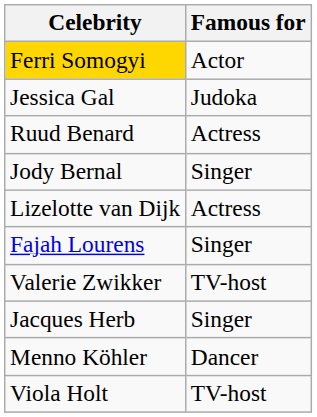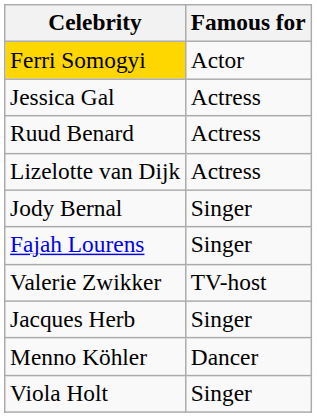(224, 97) Judoka -> (226, 97) Actress
rows swapped: (66, 171) <-> (95, 208)
(229, 393) TV-host -> (221, 393) Singer
